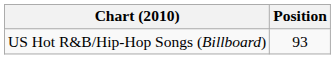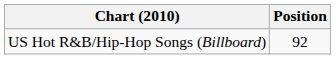(300, 41) 93 -> (300, 41) 92
